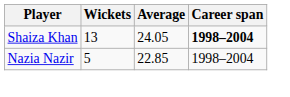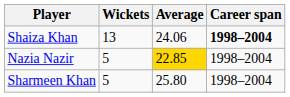(153, 37) 24.05 -> (171, 37) 24.06
(153, 59) no background -> (171, 59) gold background
+ row: (52, 80)
